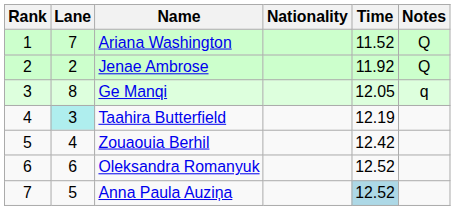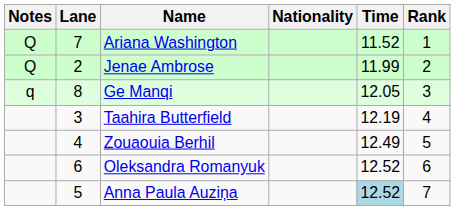columns swapped: (28, 17) <-> (424, 17)
(375, 67) 11.92 -> (380, 67) 11.99
(73, 117) paleturquoise background -> (78, 117) no background
(375, 142) 12.42 -> (380, 142) 12.49
